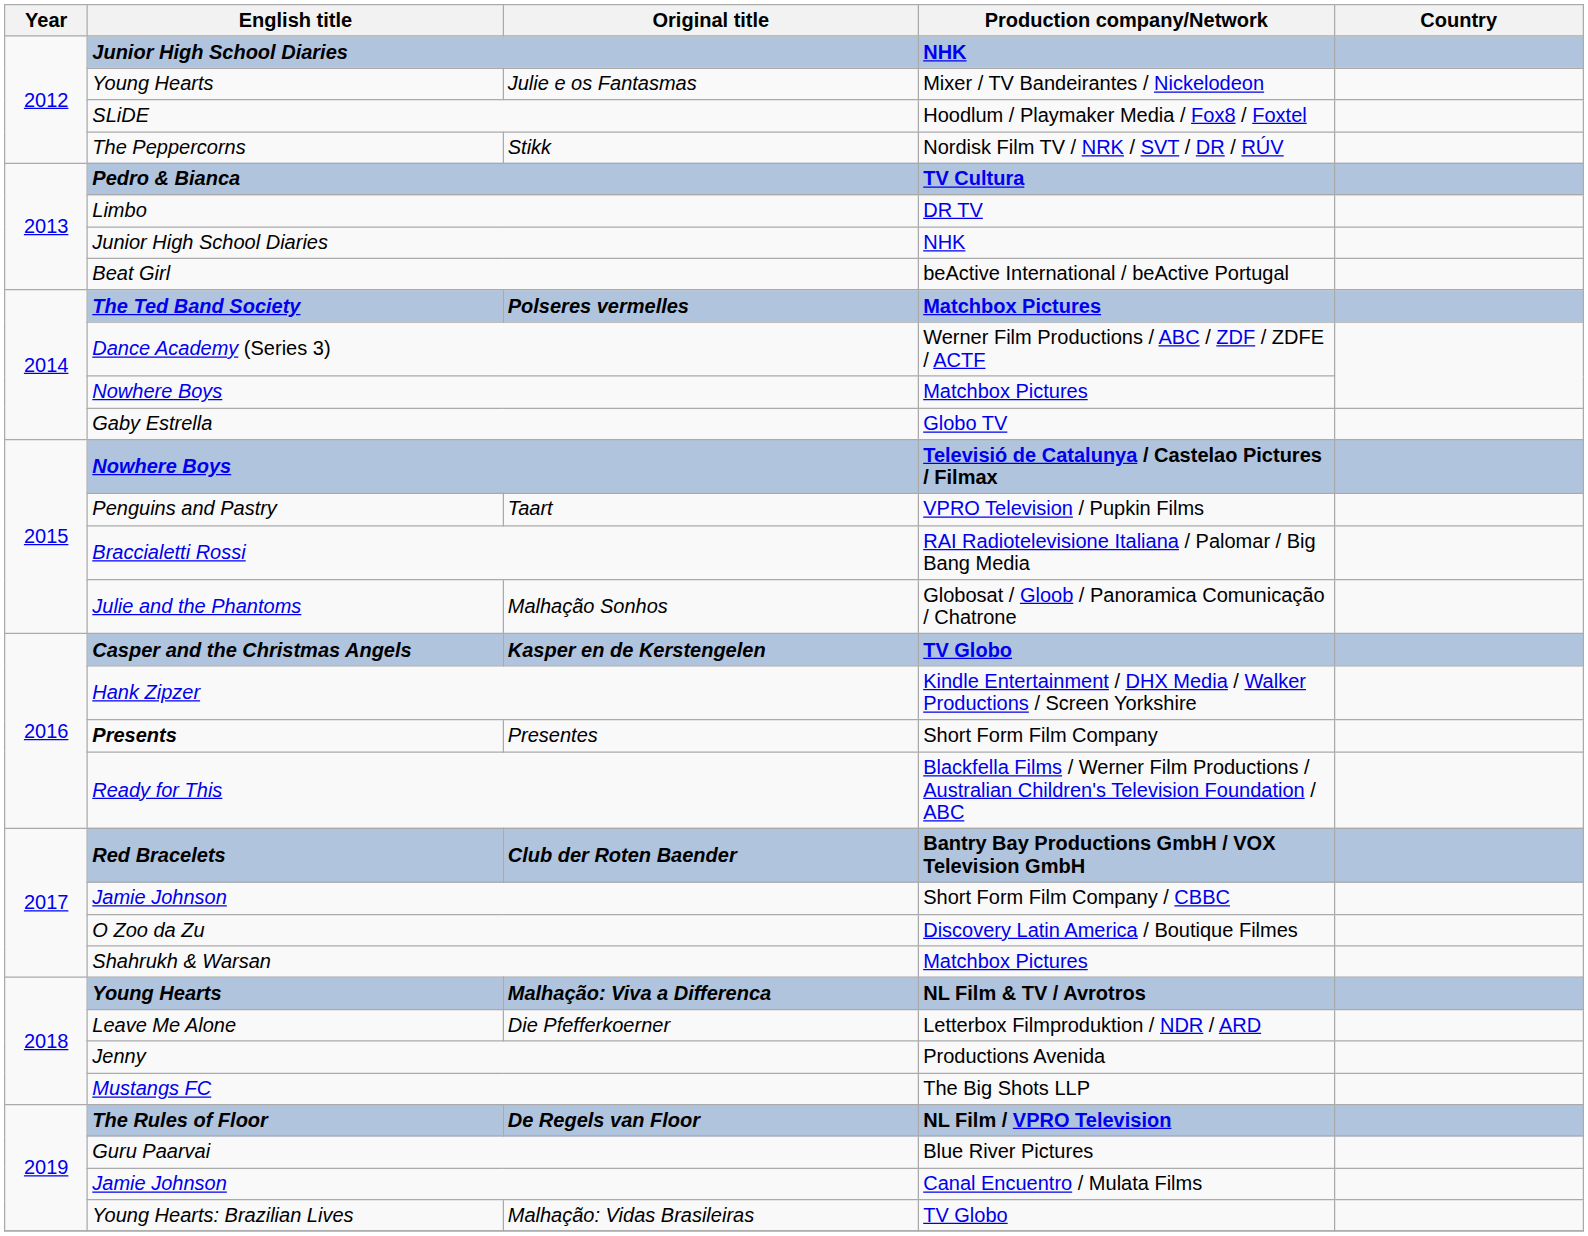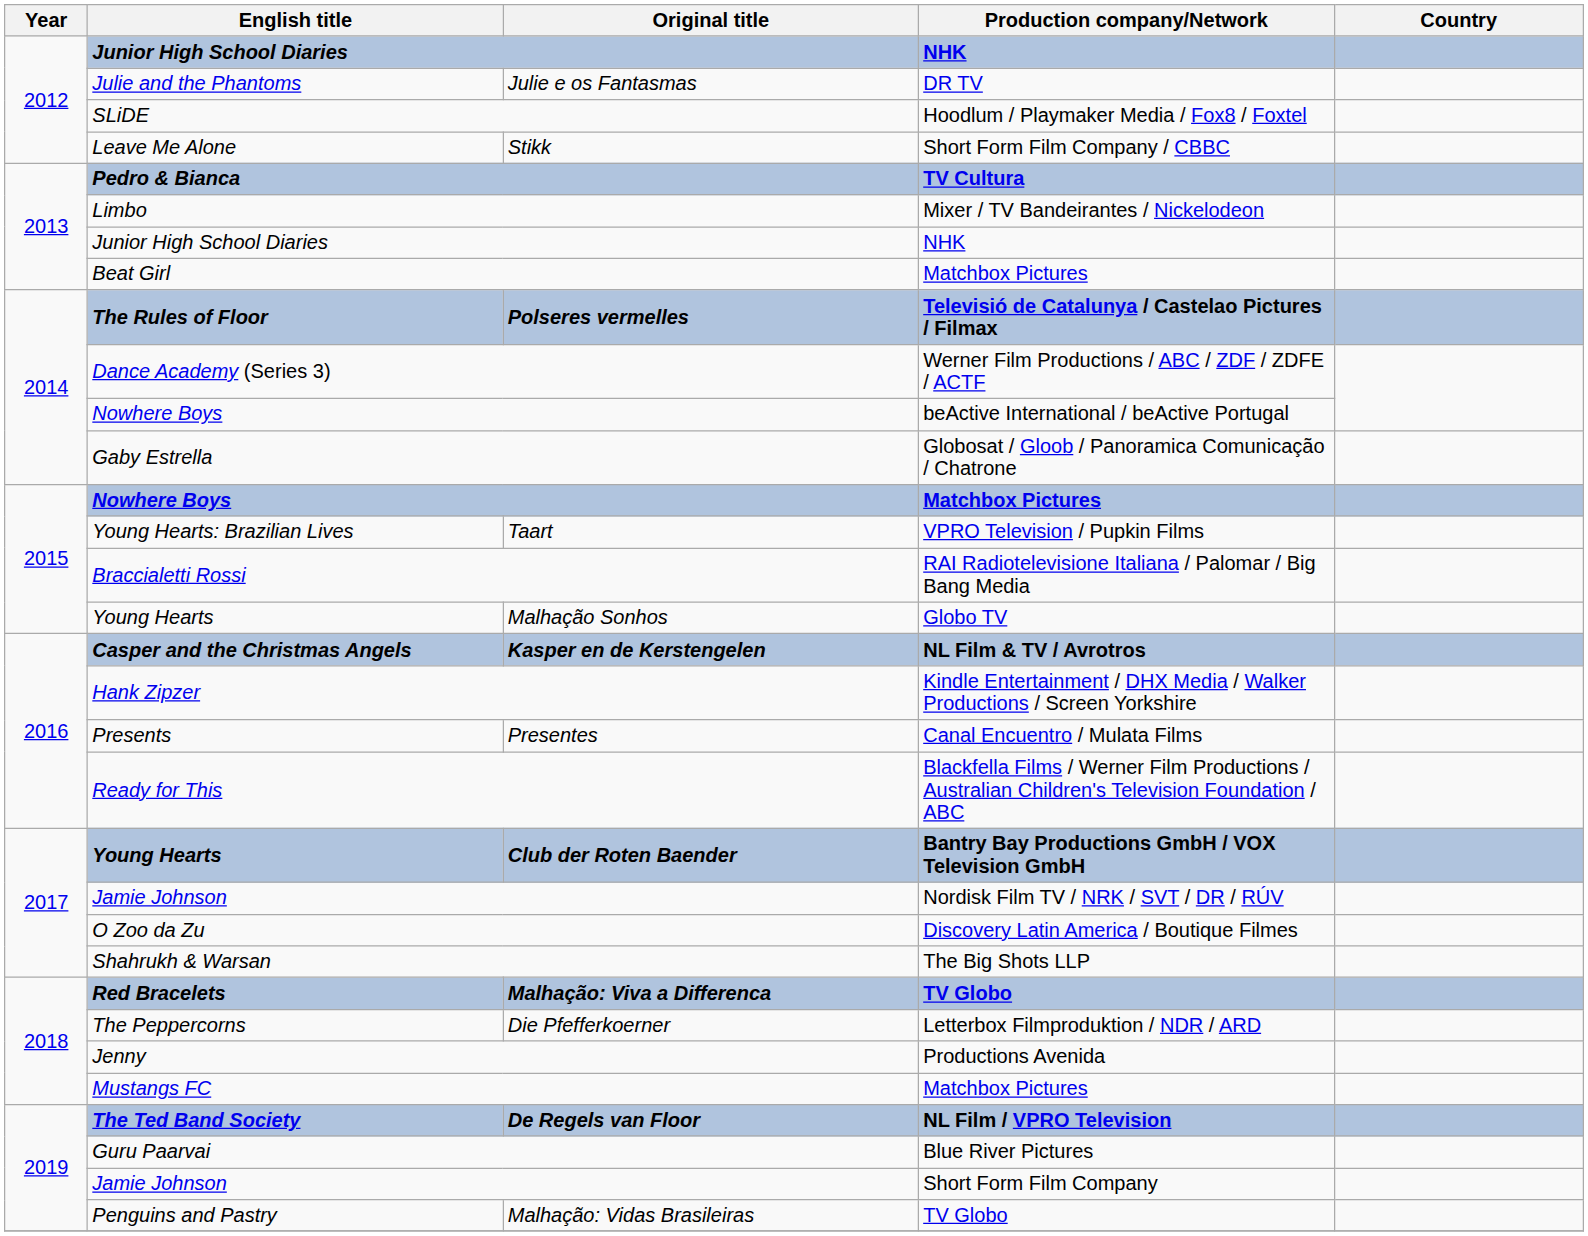(153, 83) Young Hearts -> (197, 83) Julie and the Phantoms
(1094, 83) Mixer / TV Bandeirantes / Nickelodeon -> (953, 83) DR TV
(169, 147) The Peppercorns -> (164, 147) Leave Me Alone
(1103, 147) Nordisk Film TV / NRK / SVT / DR / RÚV -> (1077, 147) Short Form Film Company / CBBC
(953, 210) DR TV -> (1094, 210) Mixer / TV Bandeirantes / Nickelodeon
(1106, 274) beActive International / beActive Portugal -> (1005, 274) Matchbox Pictures
(196, 305) The Ted Band Society -> (180, 317) The Rules of Floor
(1012, 305) Matchbox Pictures -> (1123, 317) Televisió de Catalunya / Castelao Pictures / Filmax
(1005, 391) Matchbox Pictures -> (1106, 414) beActive International / beActive Portugal
(965, 423) Globo TV -> (1124, 457) Globosat / Gloob / Panoramica Comunicação / Chatrone
(1123, 466) Televisió de Catalunya / Castelao Pictures / Filmax -> (1012, 500) Matchbox Pictures
(185, 509) Penguins and Pastry -> (223, 531) Young Hearts: Brazilian Lives
(197, 606) Julie and the Phantoms -> (153, 617) Young Hearts
(1124, 606) Globosat / Gloob / Panoramica Comunicação / Chatrone -> (965, 617) Globo TV
(968, 649) TV Globo -> (1035, 649) NL Film & TV / Avrotros
(135, 735) bold -> (132, 735) normal
(1040, 735) Short Form Film Company -> (1063, 735) Canal Encuentro / Mulata Films
(159, 855) Red Bracelets -> (157, 855) Young Hearts
(1077, 898) Short Form Film Company / CBBC -> (1103, 898) Nordisk Film TV / NRK / SVT / DR / RÚV
(1005, 961) Matchbox Pictures -> (1007, 961) The Big Shots LLP
(157, 993) Young Hearts -> (159, 993) Red Bracelets
(1035, 993) NL Film & TV / Avrotros -> (968, 993) TV Globo
(164, 1025) Leave Me Alone -> (169, 1025) The Peppercorns
(1007, 1088) The Big Shots LLP -> (1005, 1088) Matchbox Pictures
(180, 1120) The Rules of Floor -> (196, 1120) The Ted Band Society
(1063, 1183) Canal Encuentro / Mulata Films -> (1040, 1183) Short Form Film Company
(223, 1215) Young Hearts: Brazilian Lives -> (185, 1215) Penguins and Pastry
